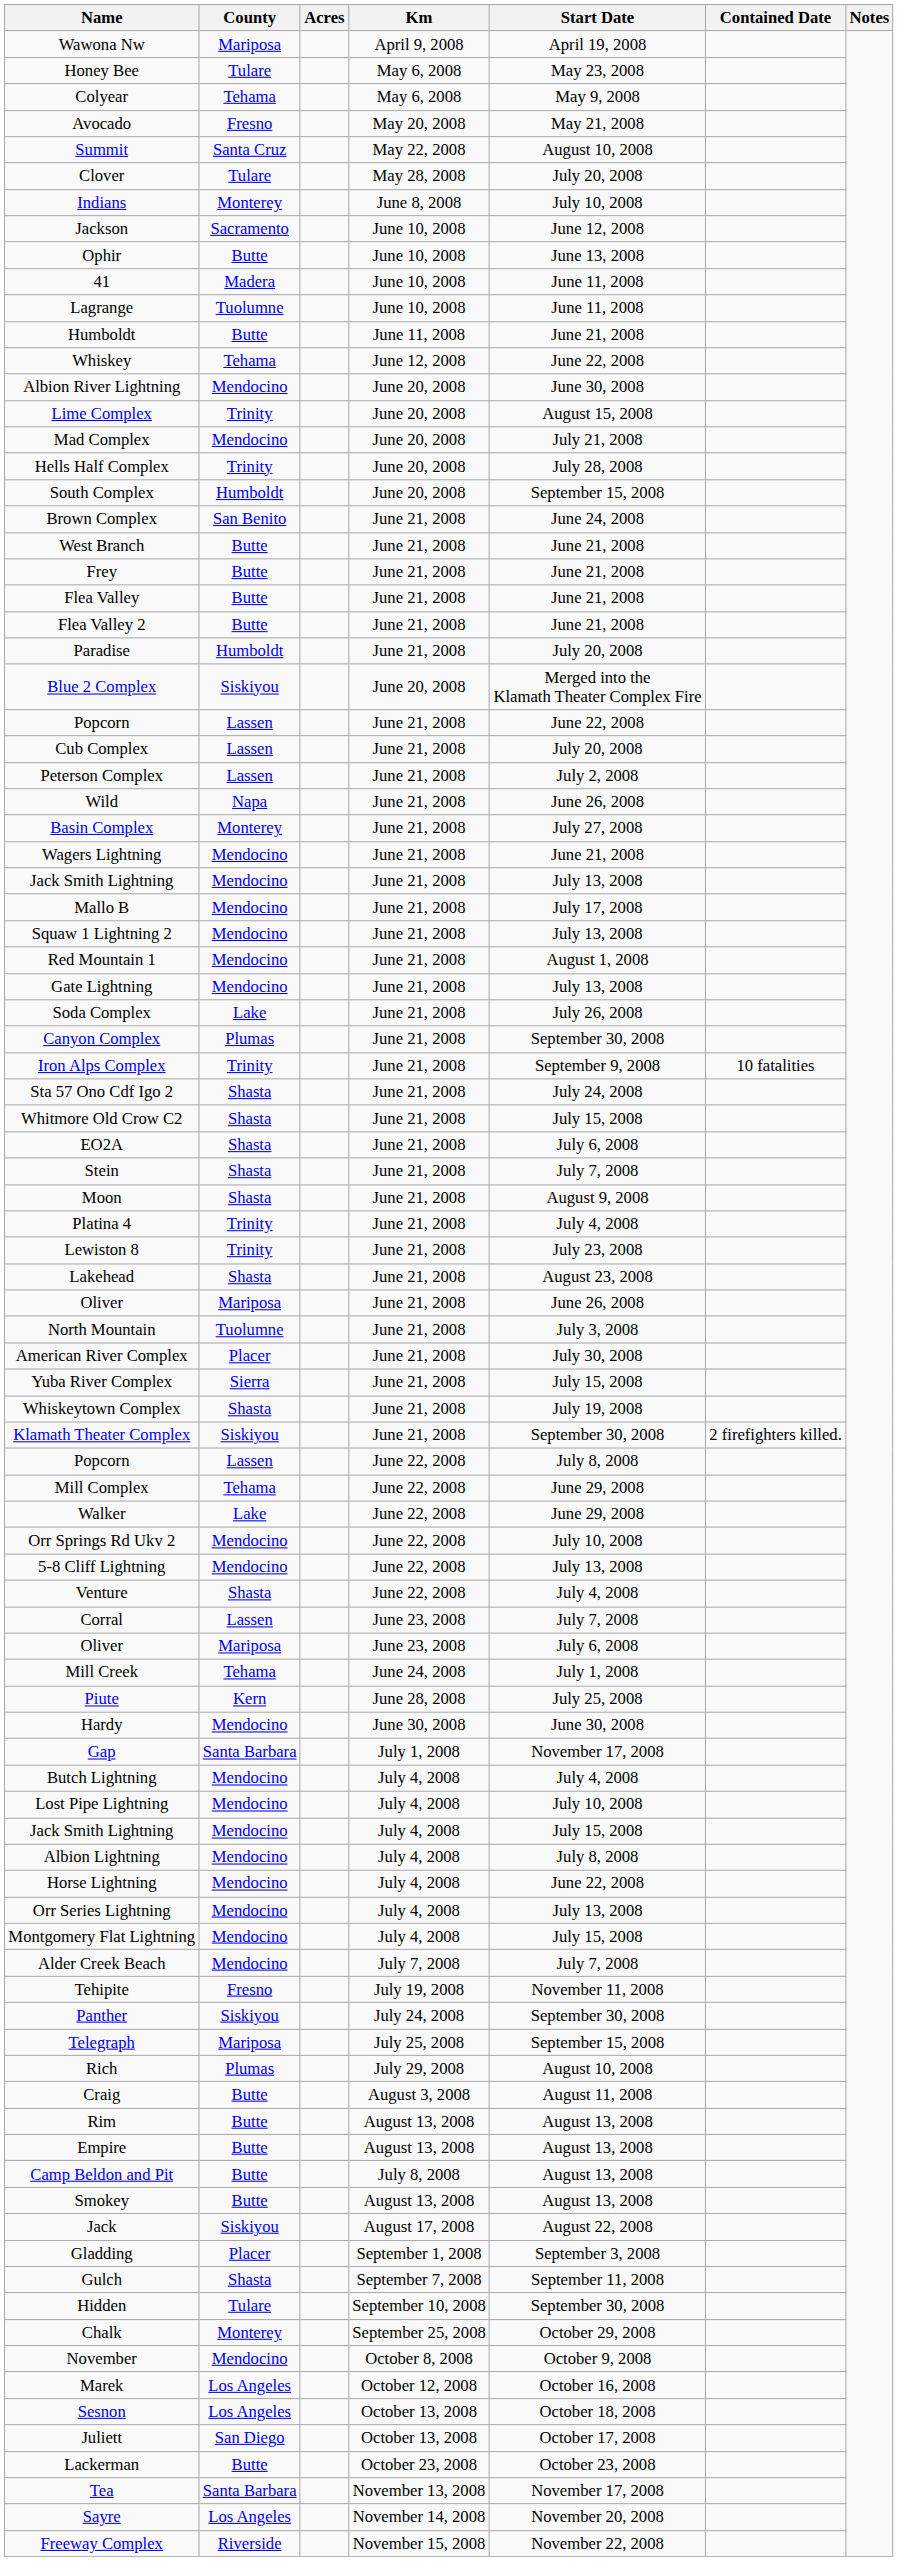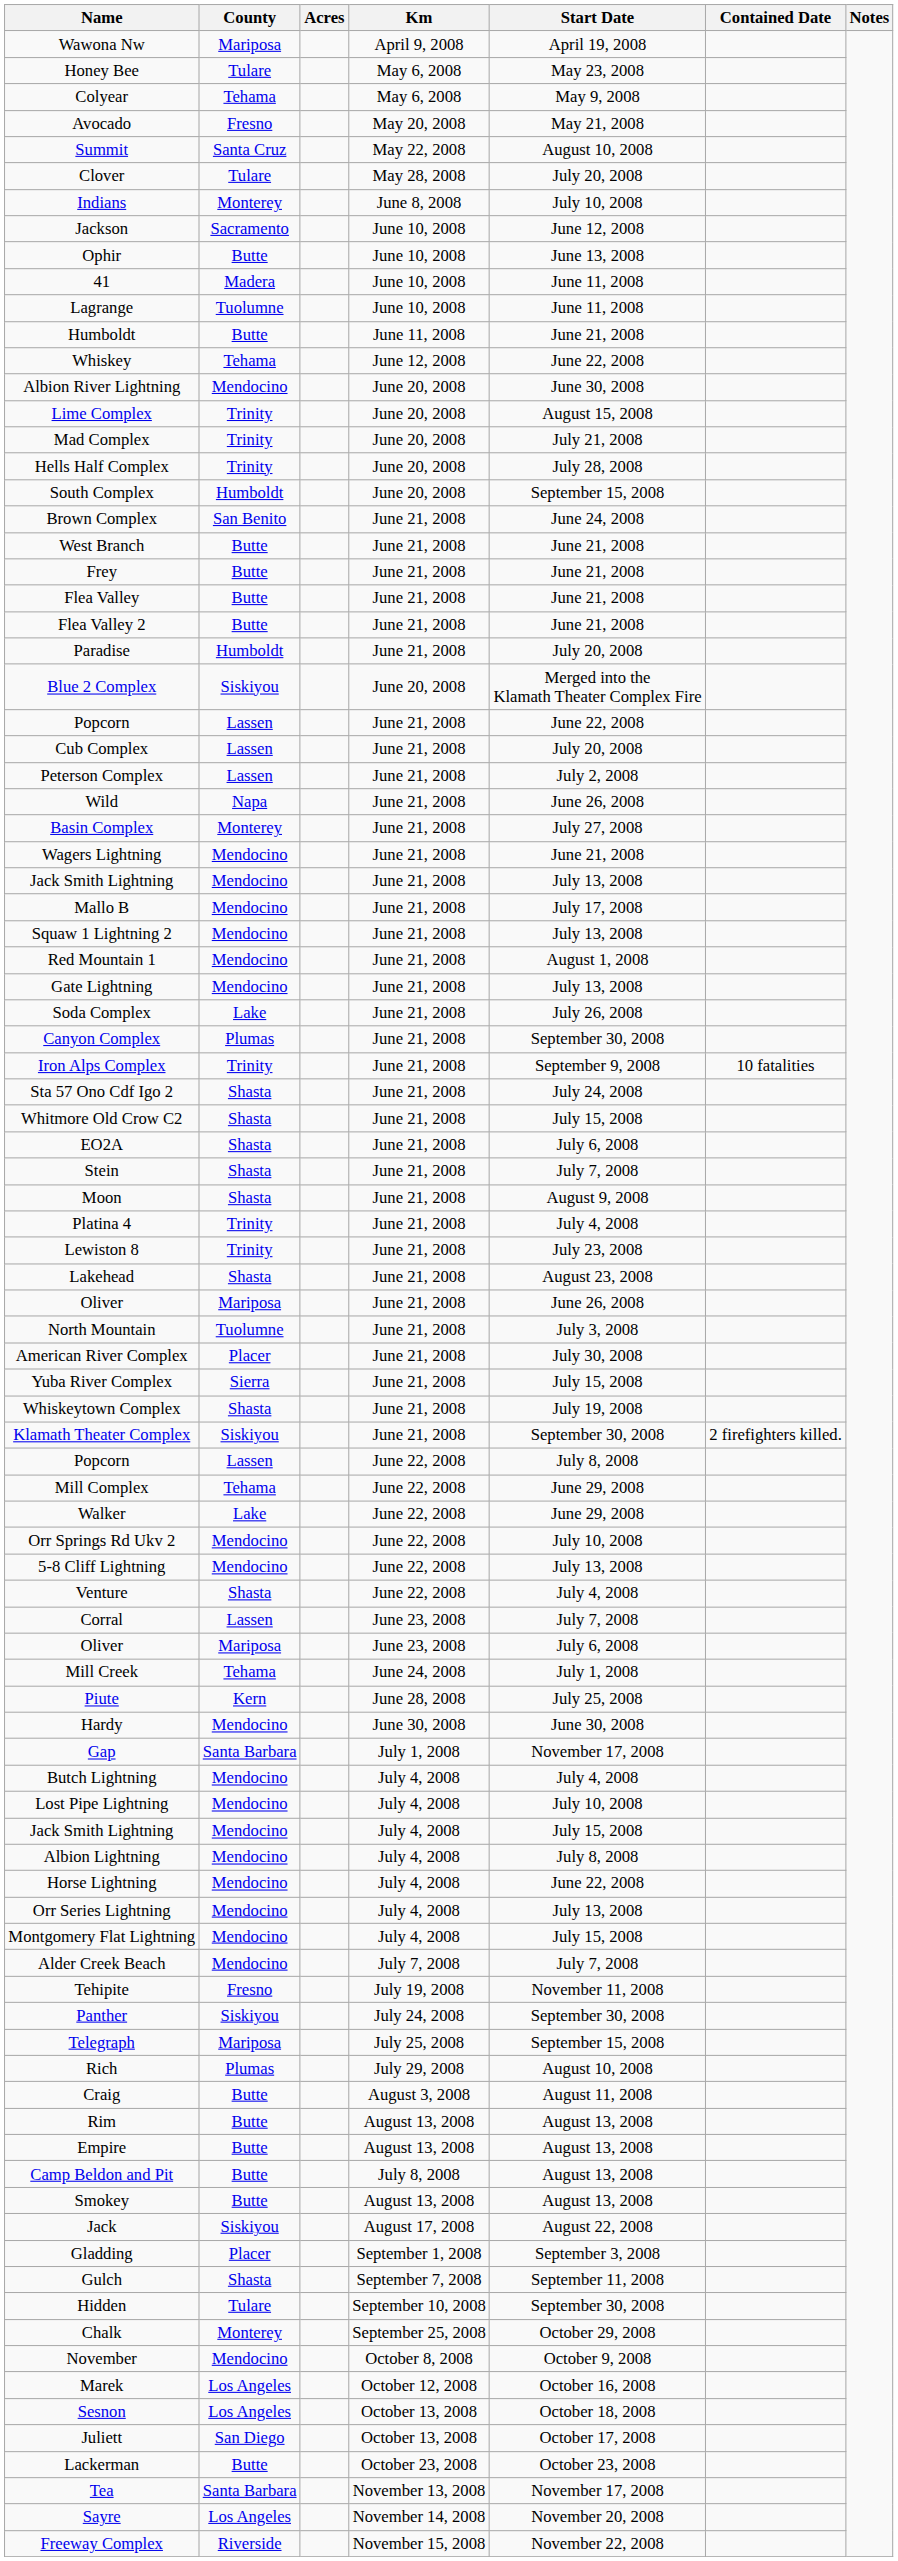(250, 439) Mendocino -> (250, 439) Trinity
